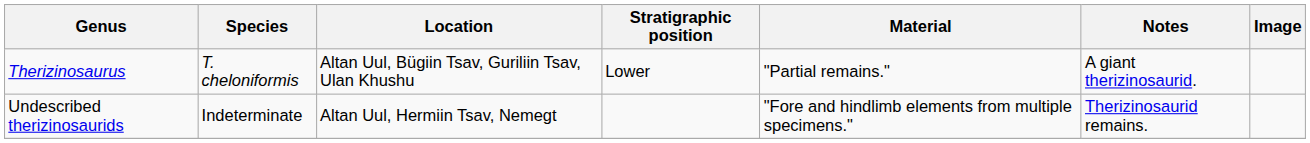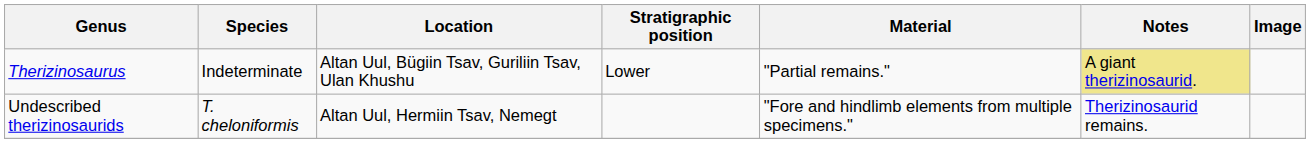(250, 71) T. cheloniformis -> (252, 71) Indeterminate
(1141, 71) no background -> (1141, 71) khaki background
(252, 116) Indeterminate -> (250, 116) T. cheloniformis
